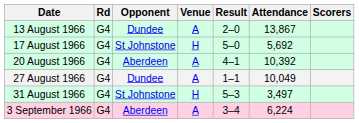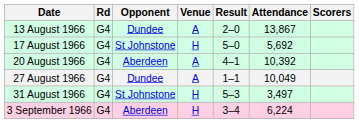(195, 111) A -> (195, 111) H
